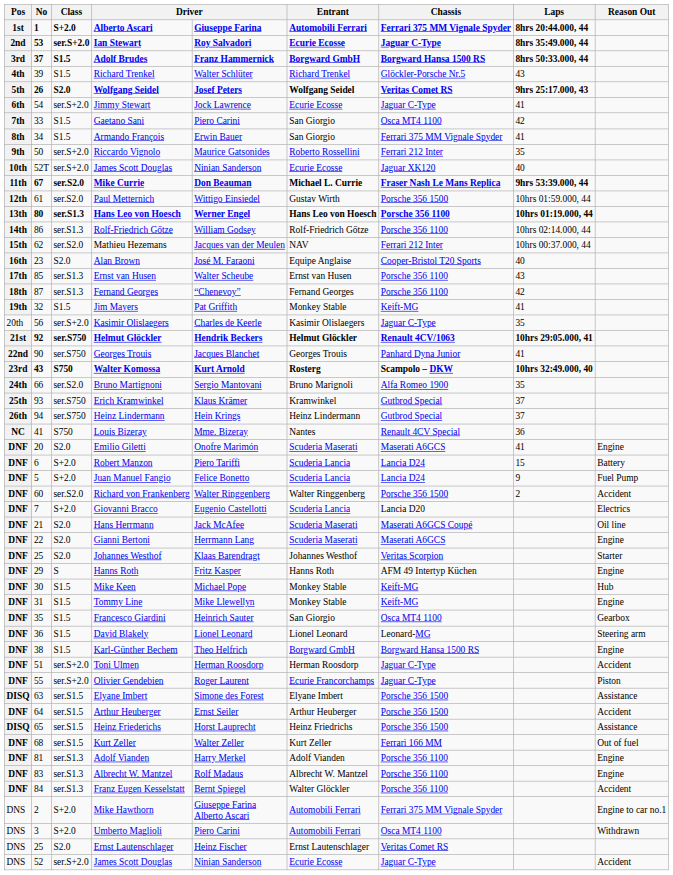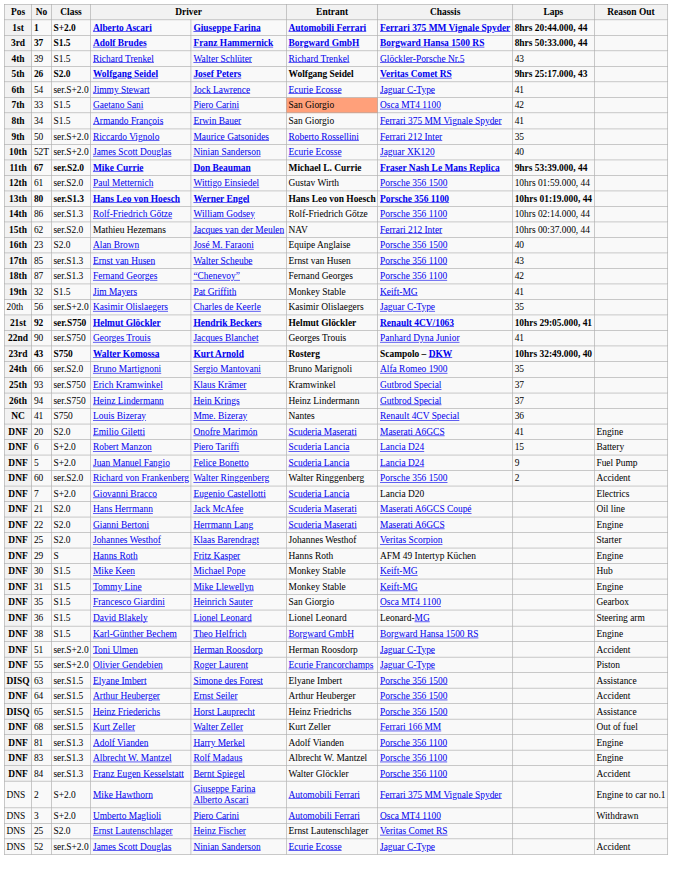- row: (39, 43)
(312, 121) no background -> (311, 105) lightsalmon background
(431, 261) Cooper-Bristol T20 Sports -> (414, 245) Porsche 356 1500
